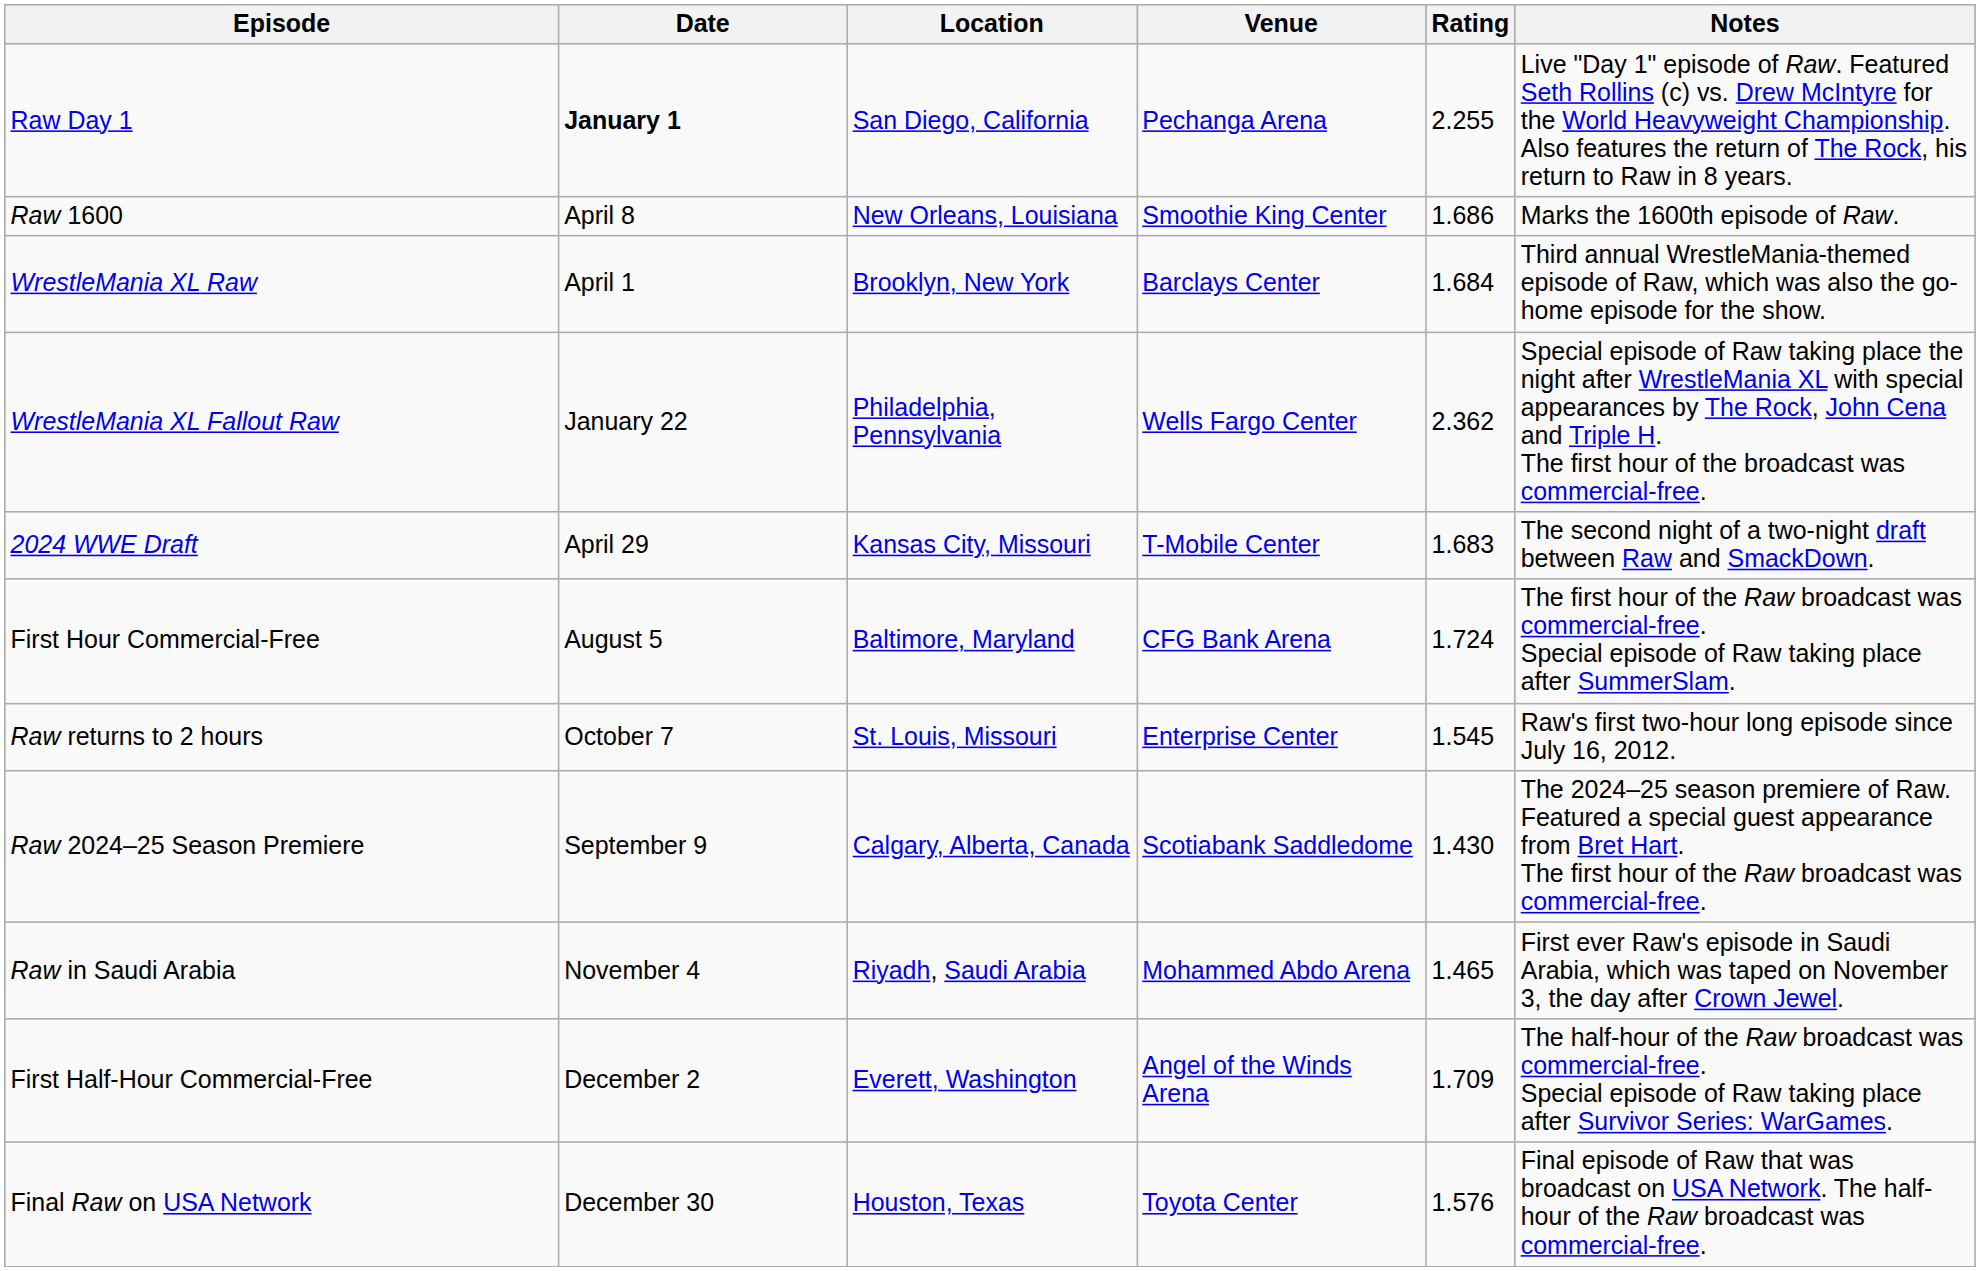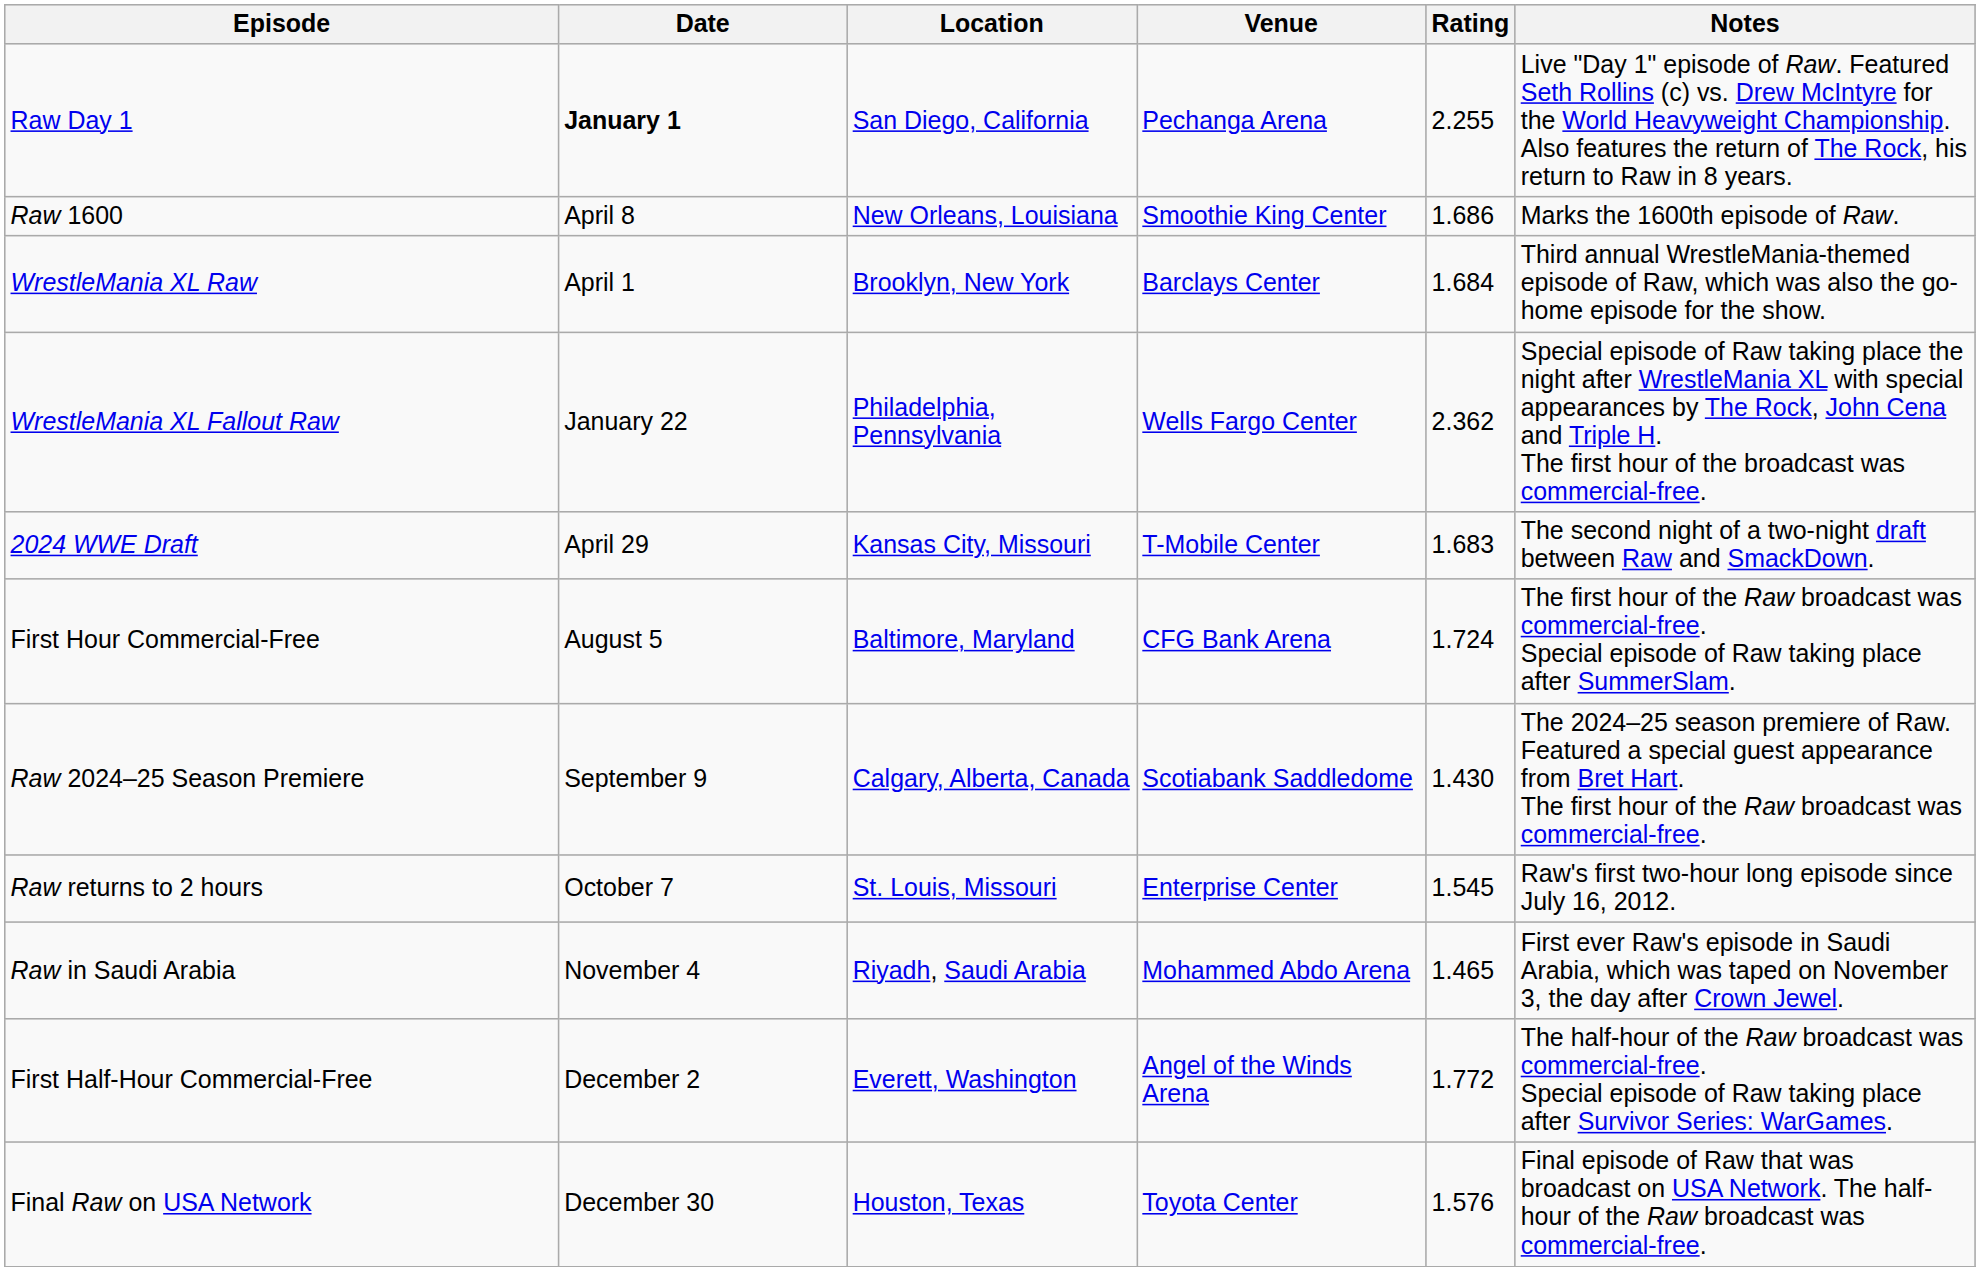rows swapped: (187, 846) <-> (137, 736)
(1463, 1080) 1.709 -> (1463, 1080) 1.772
